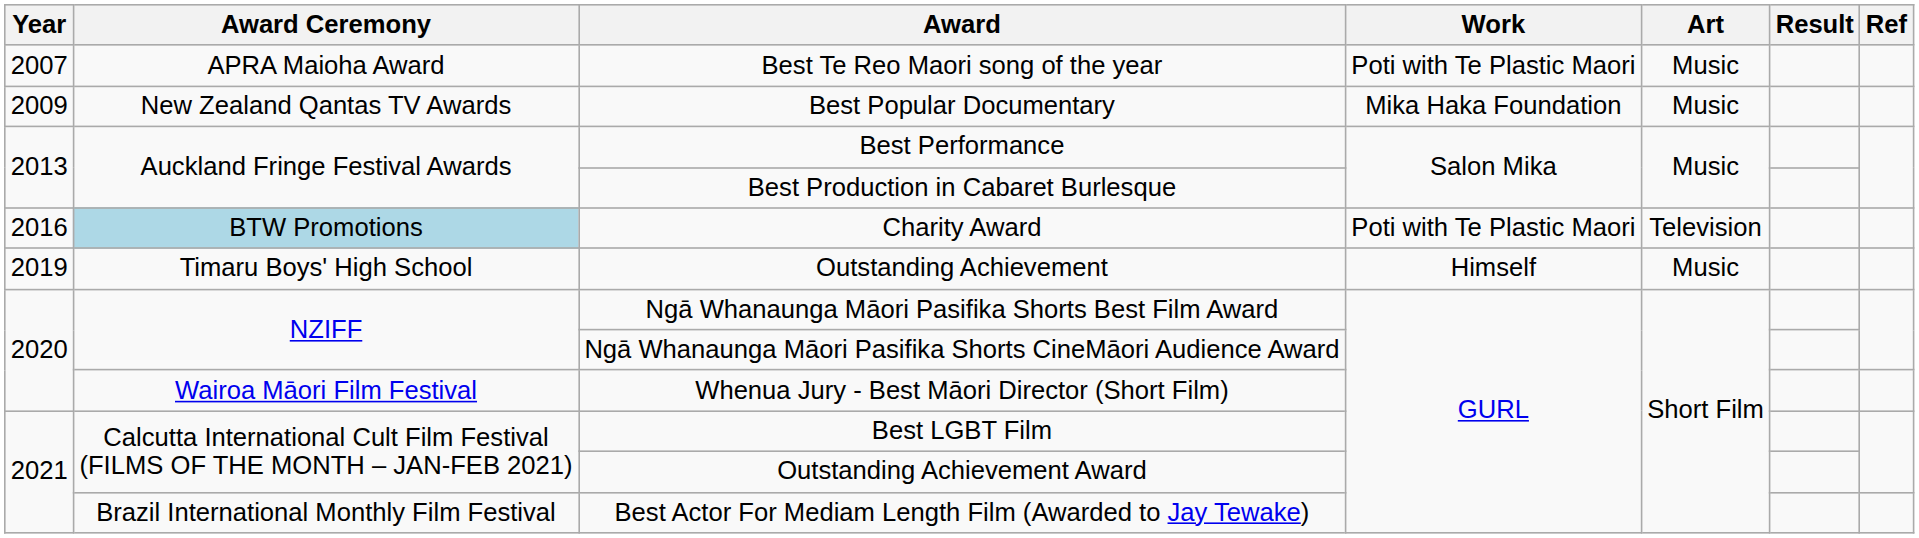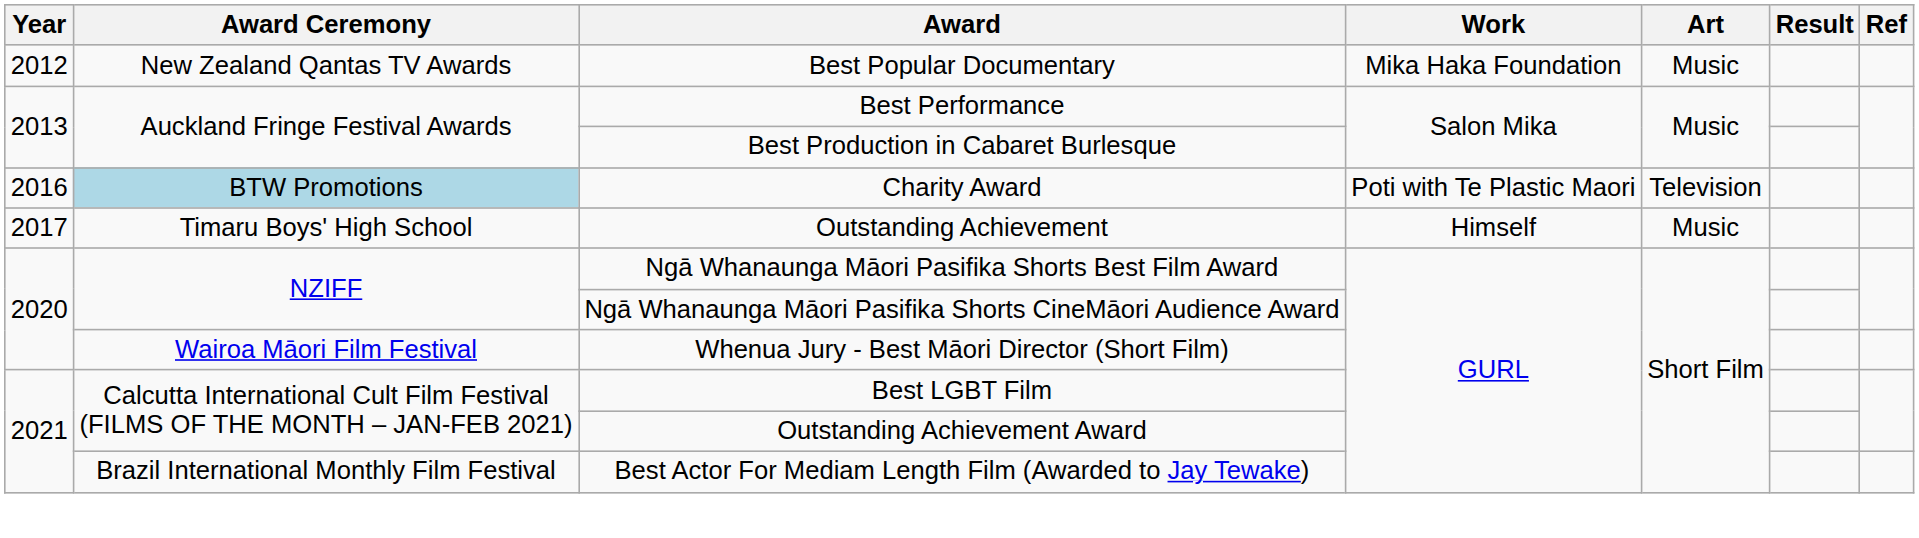- row: (962, 65)
(39, 106) 2009 -> (39, 65) 2012
(39, 268) 2019 -> (39, 227) 2017
